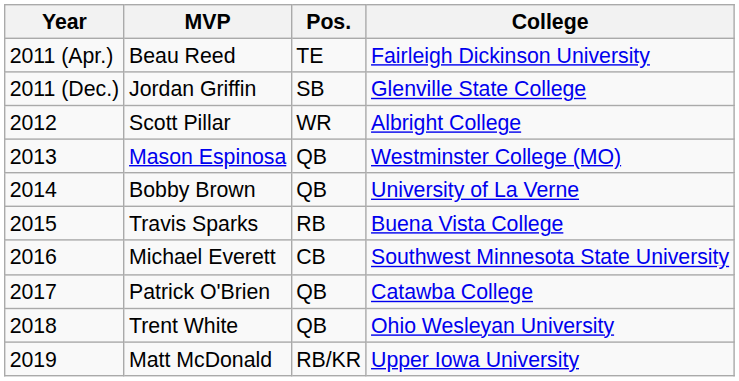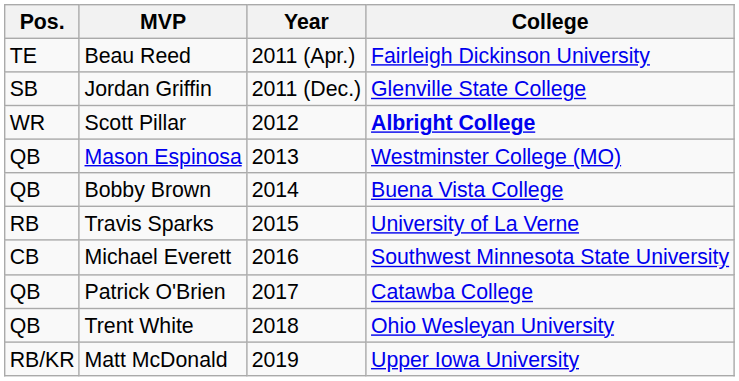columns swapped: (64, 22) <-> (329, 22)
(446, 123) normal -> (453, 123) bold
(475, 190) University of La Verne -> (467, 190) Buena Vista College
(467, 224) Buena Vista College -> (475, 224) University of La Verne
